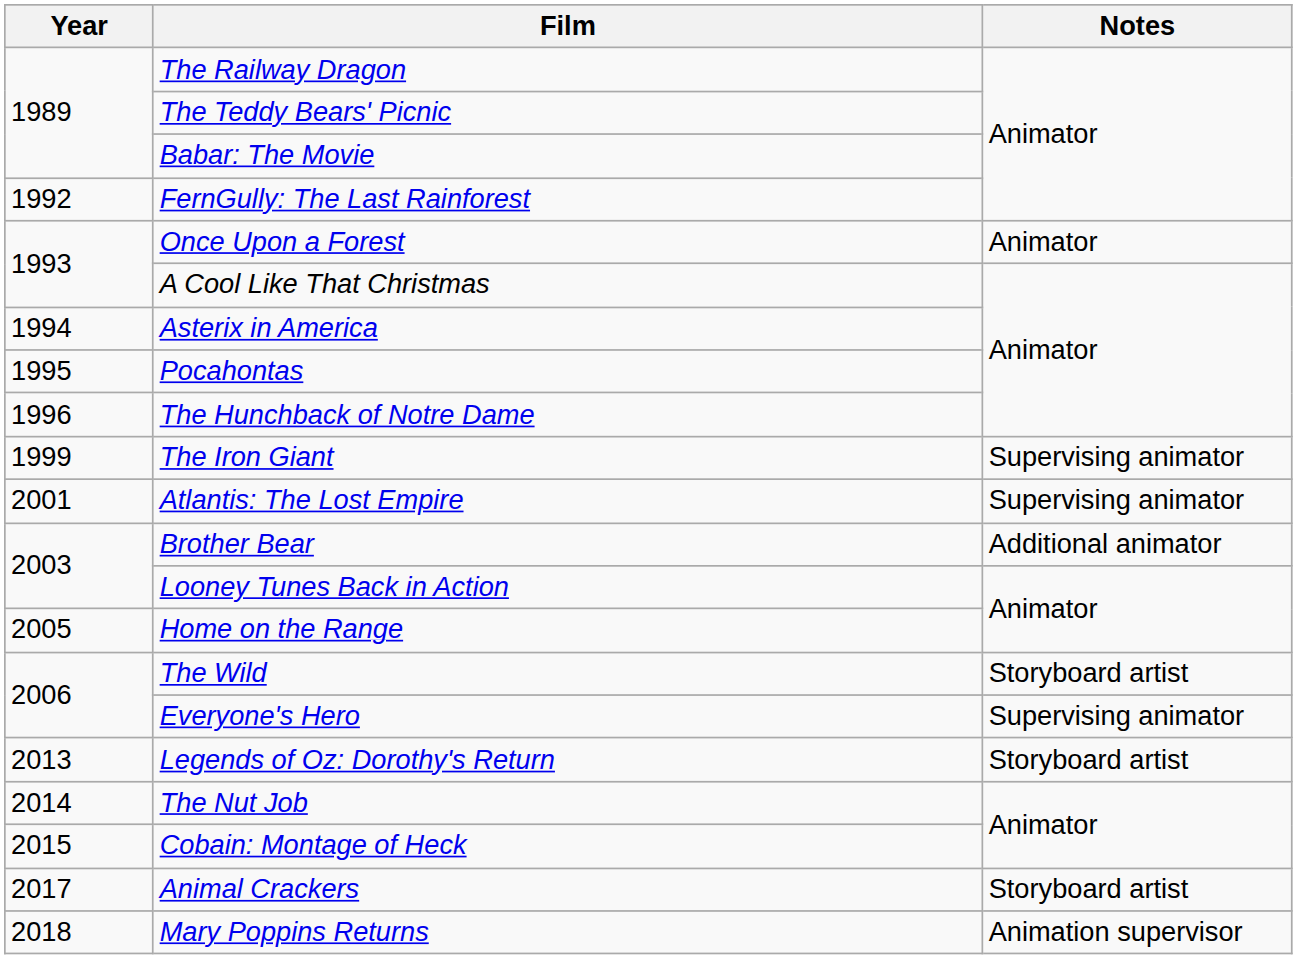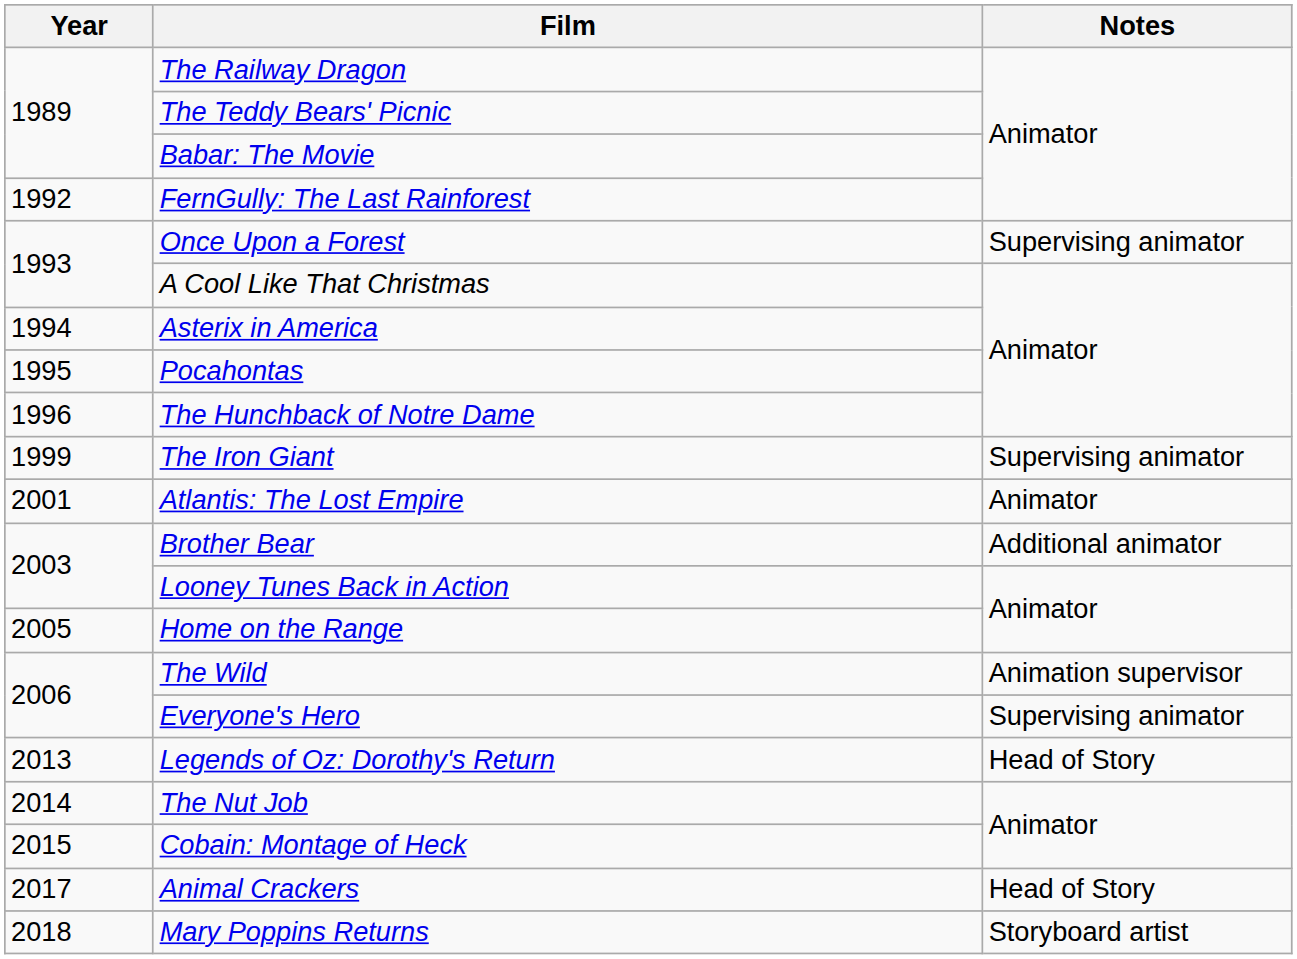(1043, 241) Animator -> (1116, 241) Supervising animator
(1116, 500) Supervising animator -> (1043, 500) Animator
(1088, 673) Storyboard artist -> (1116, 673) Animation supervisor
(1088, 759) Storyboard artist -> (1072, 759) Head of Story
(1088, 888) Storyboard artist -> (1072, 888) Head of Story
(1116, 931) Animation supervisor -> (1088, 931) Storyboard artist
